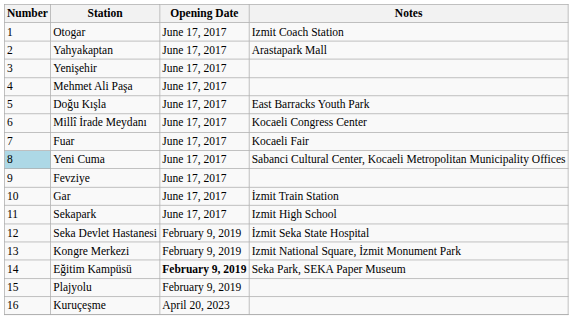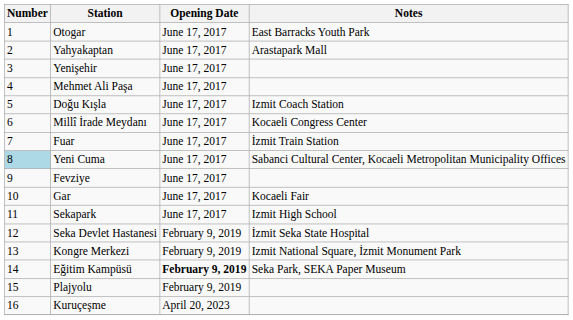(298, 31) Izmit Coach Station -> (311, 31) East Barracks Youth Park
(311, 104) East Barracks Youth Park -> (298, 104) Izmit Coach Station
(280, 141) Kocaeli Fair -> (295, 141) İzmit Train Station
(295, 196) İzmit Train Station -> (280, 196) Kocaeli Fair
